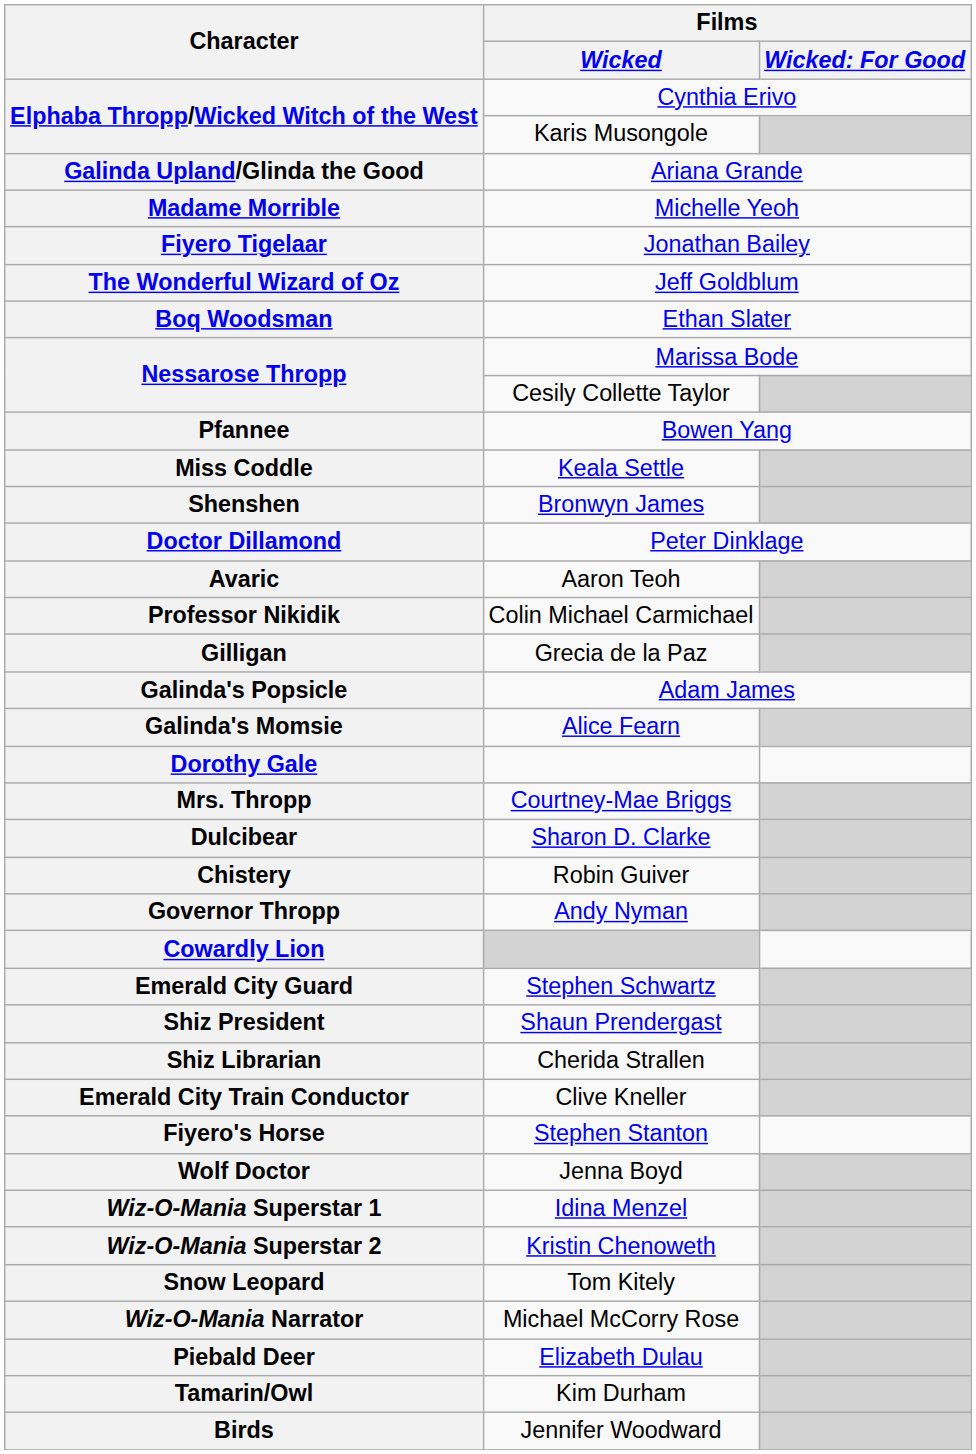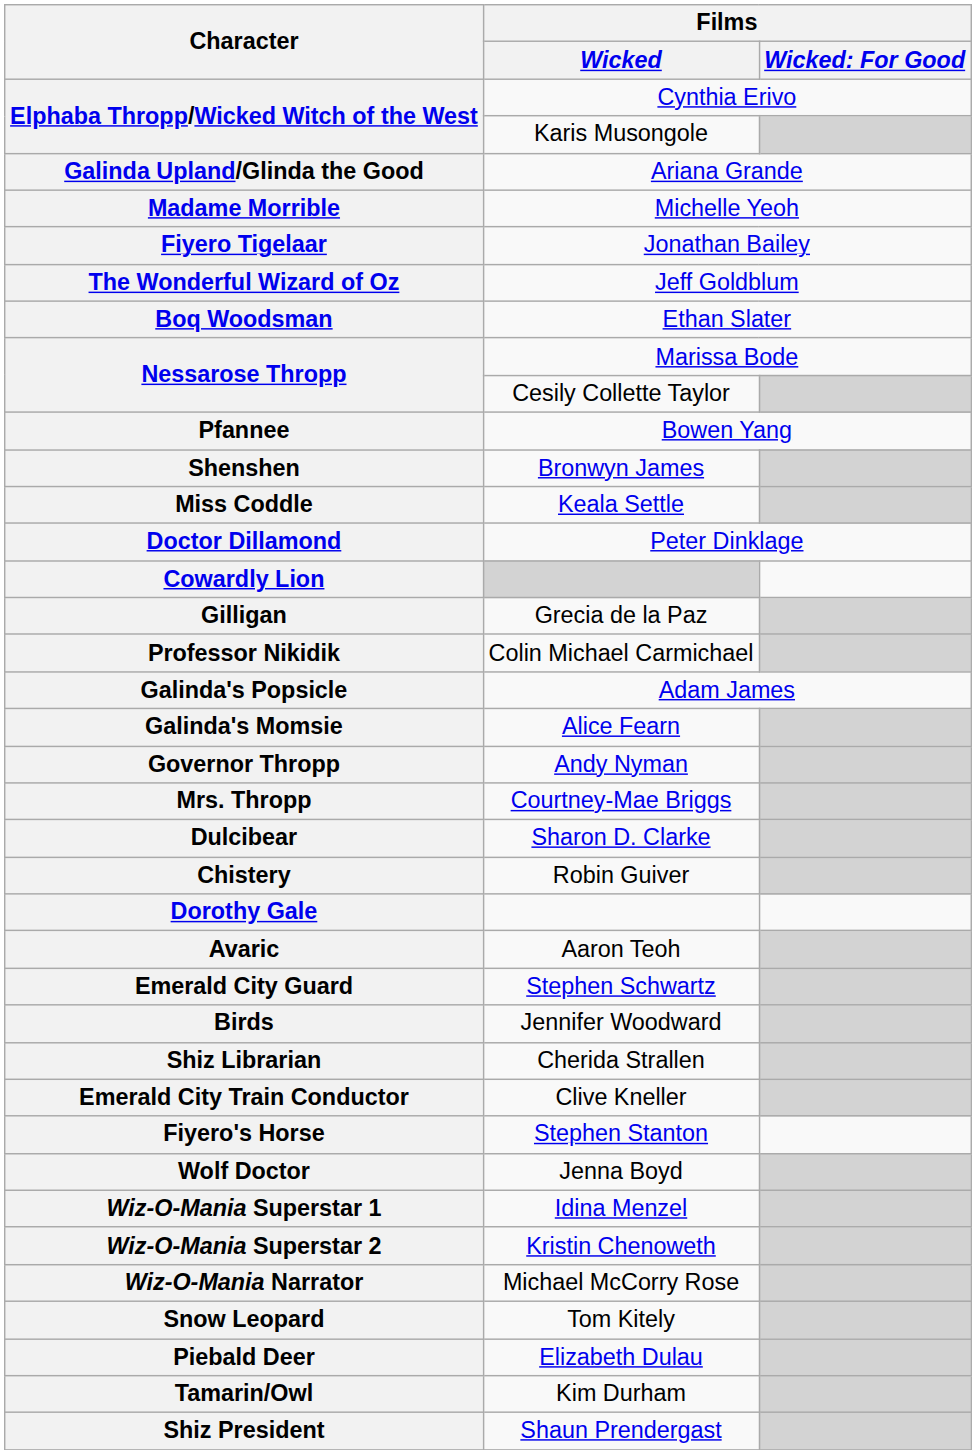rows swapped: (244, 504) <-> (244, 467)
rows swapped: (244, 578) <-> (244, 949)
rows swapped: (244, 652) <-> (244, 615)
rows swapped: (244, 912) <-> (244, 763)
rows swapped: (244, 1023) <-> (244, 1430)
rows swapped: (244, 1319) <-> (244, 1282)
